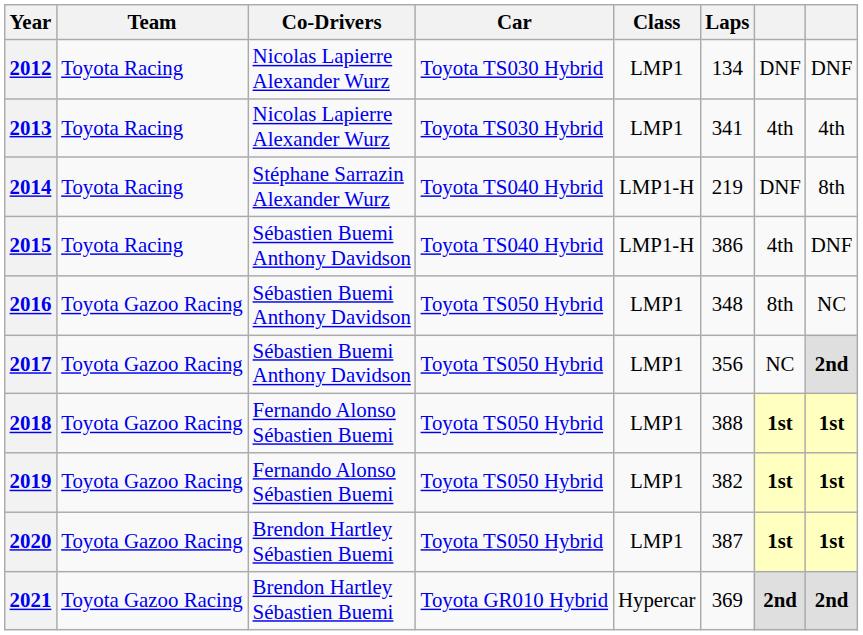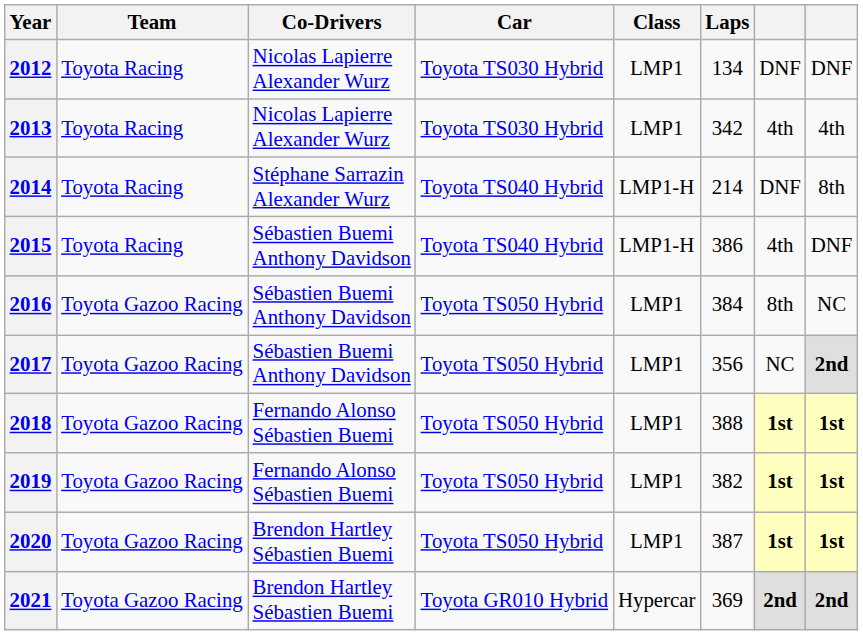(727, 127) 341 -> (727, 127) 342
(727, 187) 219 -> (727, 187) 214
(727, 305) 348 -> (727, 305) 384
